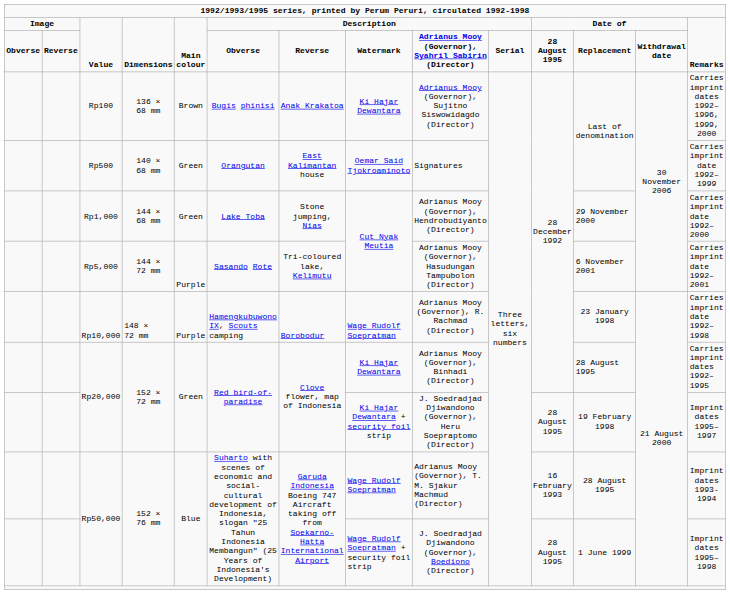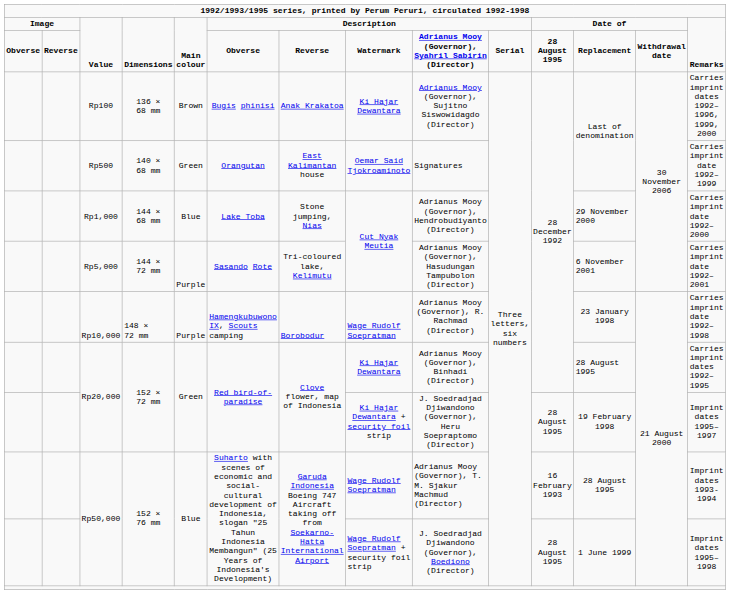(191, 216) Green -> (191, 216) Blue
